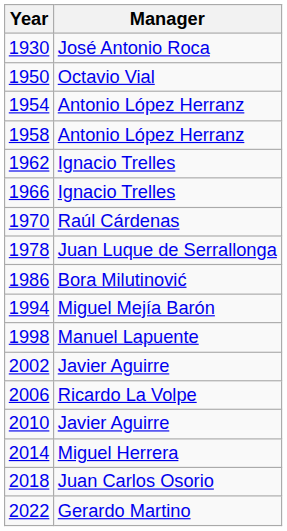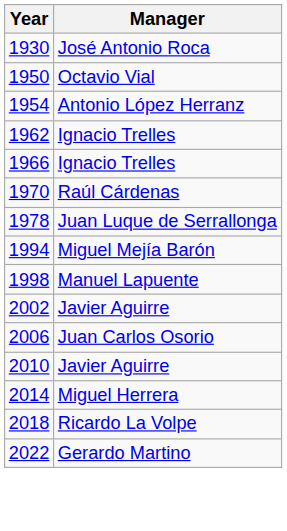- row: (29, 134)
- row: (29, 279)
(127, 395) Ricardo La Volpe -> (136, 337) Juan Carlos Osorio
(136, 481) Juan Carlos Osorio -> (127, 423) Ricardo La Volpe
